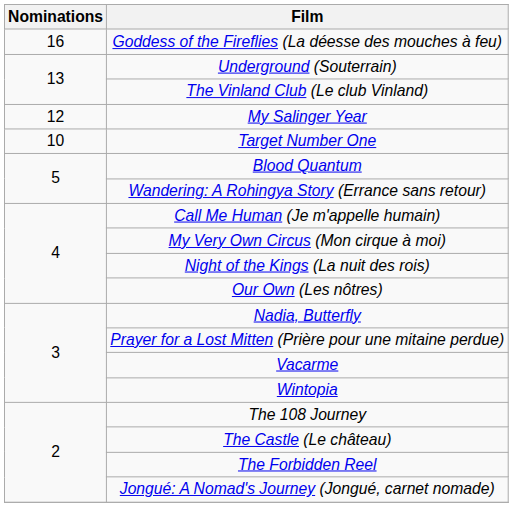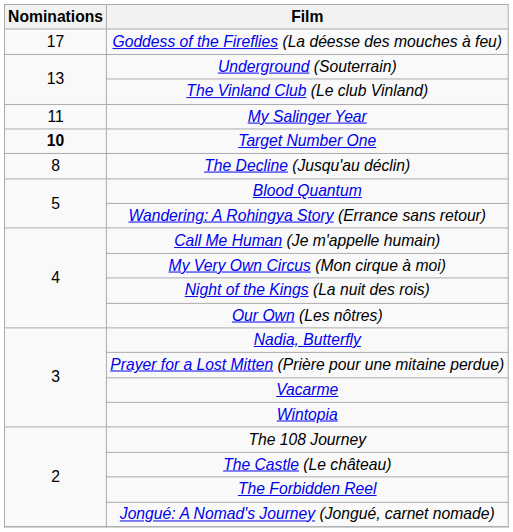(56, 41) 16 -> (56, 41) 17
(56, 116) 12 -> (56, 116) 11
(56, 141) normal -> (56, 141) bold
+ row: (307, 166)
